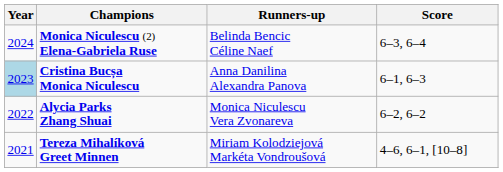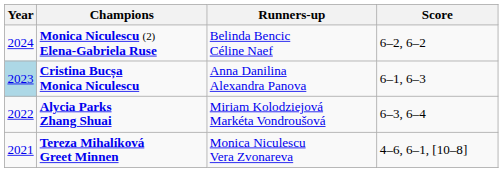(403, 43) 6–3, 6–4 -> (403, 43) 6–2, 6–2
(258, 114) Monica Niculescu Vera Zvonareva -> (268, 114) Miriam Kolodziejová Markéta Vondroušová
(403, 114) 6–2, 6–2 -> (403, 114) 6–3, 6–4
(268, 149) Miriam Kolodziejová Markéta Vondroušová -> (258, 149) Monica Niculescu Vera Zvonareva
